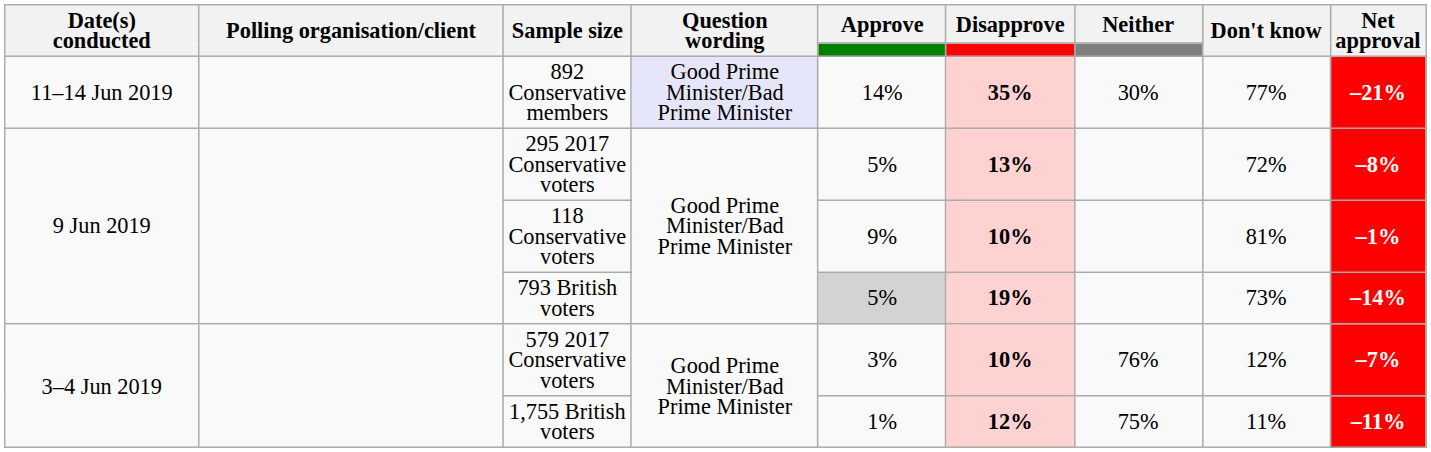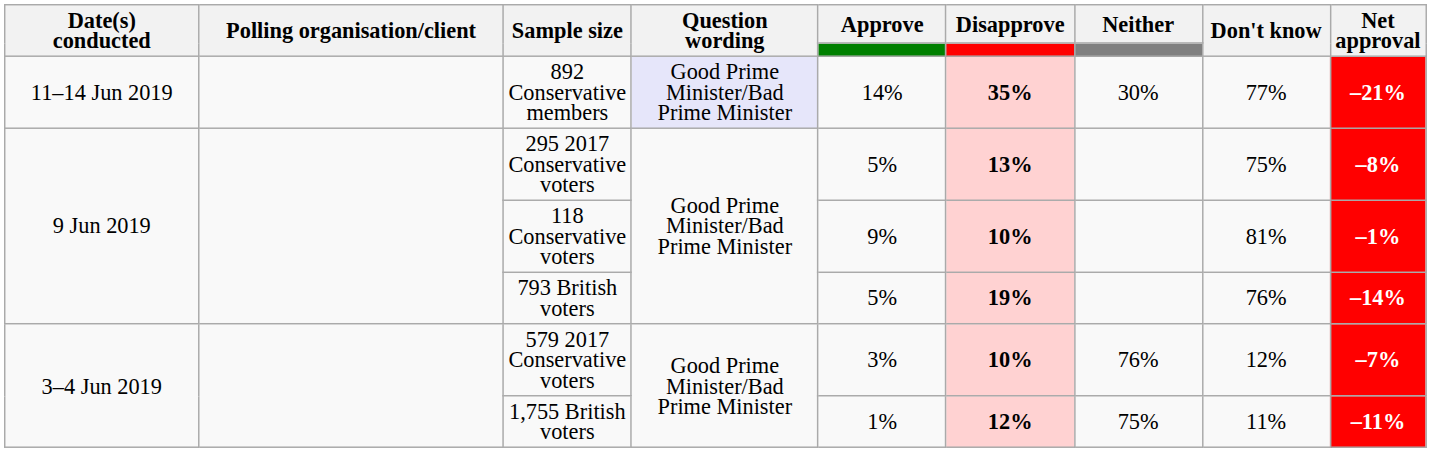(1266, 164) 72% -> (1266, 164) 75%
(882, 298) lightgrey background -> (882, 298) no background
(1266, 298) 73% -> (1266, 298) 76%
